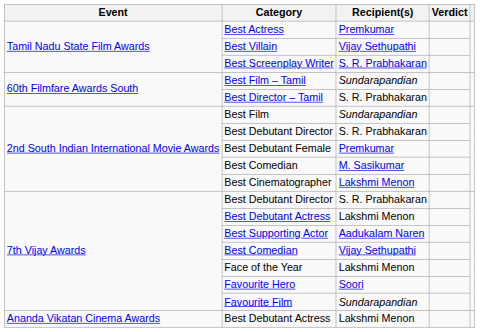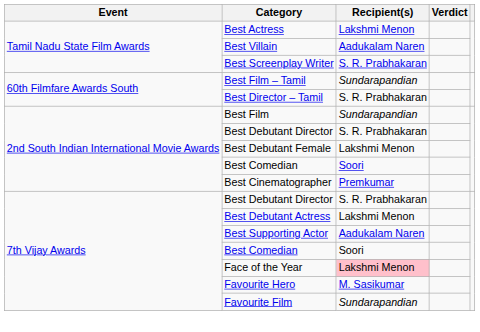(366, 30) Premkumar -> (377, 30) Lakshmi Menon
(377, 47) Vijay Sethupathi -> (382, 47) Aadukalam Naren
(366, 149) Premkumar -> (377, 149) Lakshmi Menon
(371, 166) M. Sasikumar -> (351, 166) Soori
(377, 183) Lakshmi Menon -> (366, 183) Premkumar
(377, 251) Vijay Sethupathi -> (351, 251) Soori
(377, 268) no background -> (377, 268) pink background
(351, 285) Soori -> (371, 285) M. Sasikumar
- row: (83, 319)
